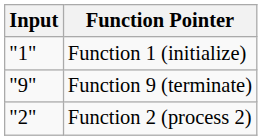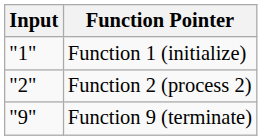rows swapped: (160, 118) <-> (160, 85)
